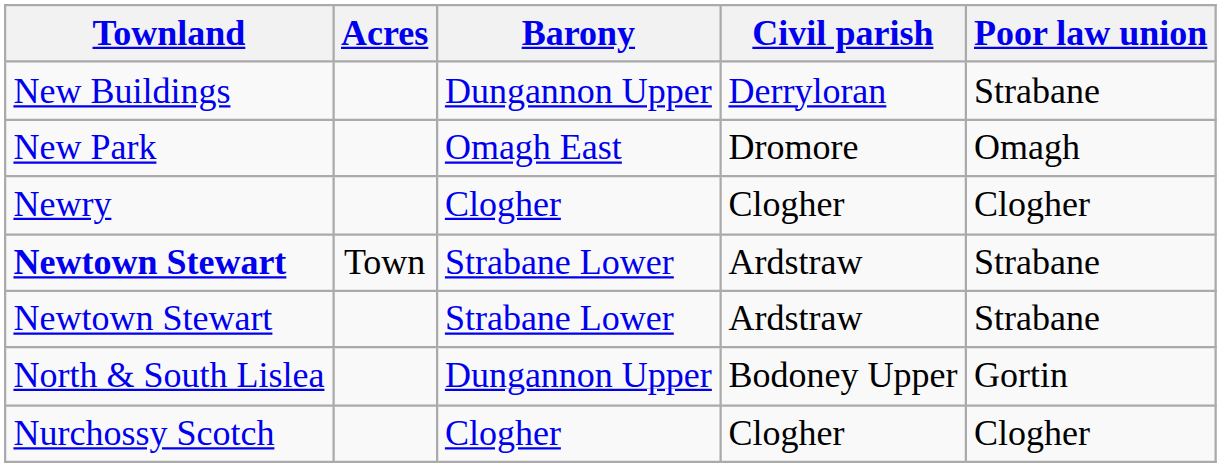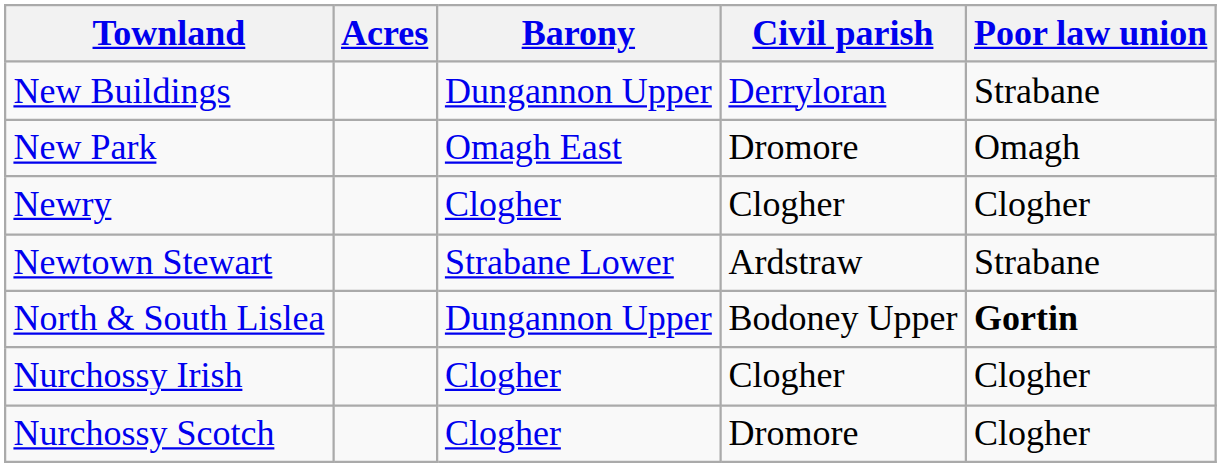- row: (150, 261)
(1021, 375) normal -> (1026, 318) bold
+ row: (128, 375)
(786, 432) Clogher -> (793, 432) Dromore
